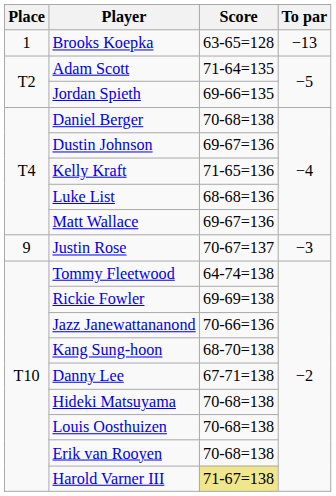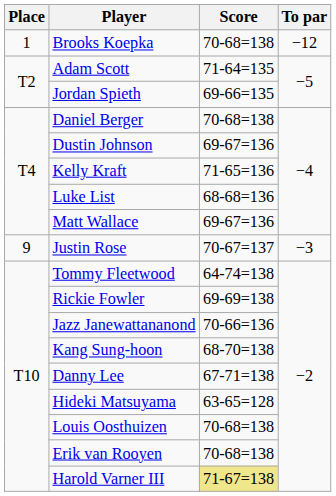(239, 42) 63-65=128 -> (239, 42) 70-68=138
(304, 42) −13 -> (304, 42) −12
(239, 401) 70-68=138 -> (239, 401) 63-65=128
